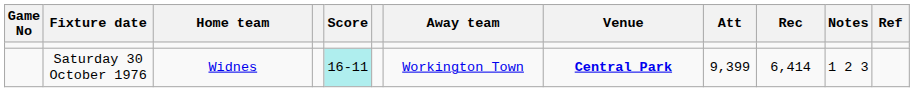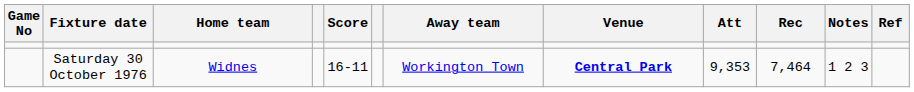(348, 67) paleturquoise background -> (348, 67) no background
(730, 67) 9,399 -> (730, 67) 9,353
(791, 67) 6,414 -> (791, 67) 7,464
